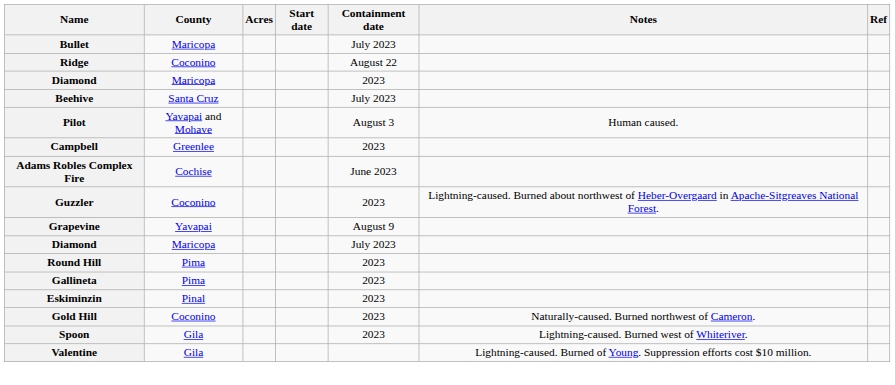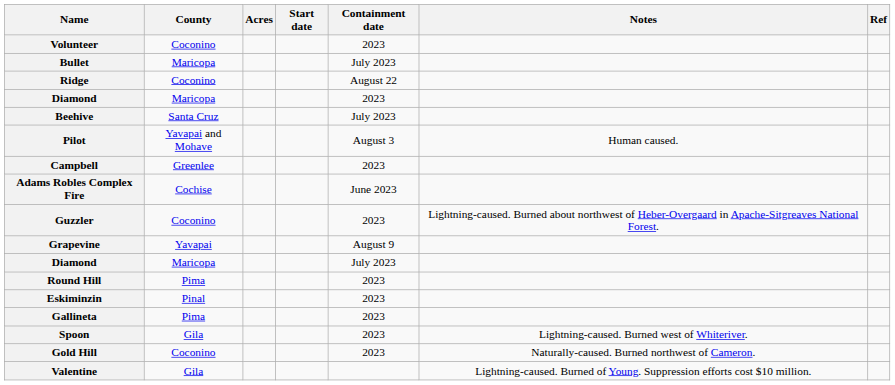+ row: (74, 44)
rows swapped: (74, 298) <-> (74, 280)
rows swapped: (74, 334) <-> (74, 316)
